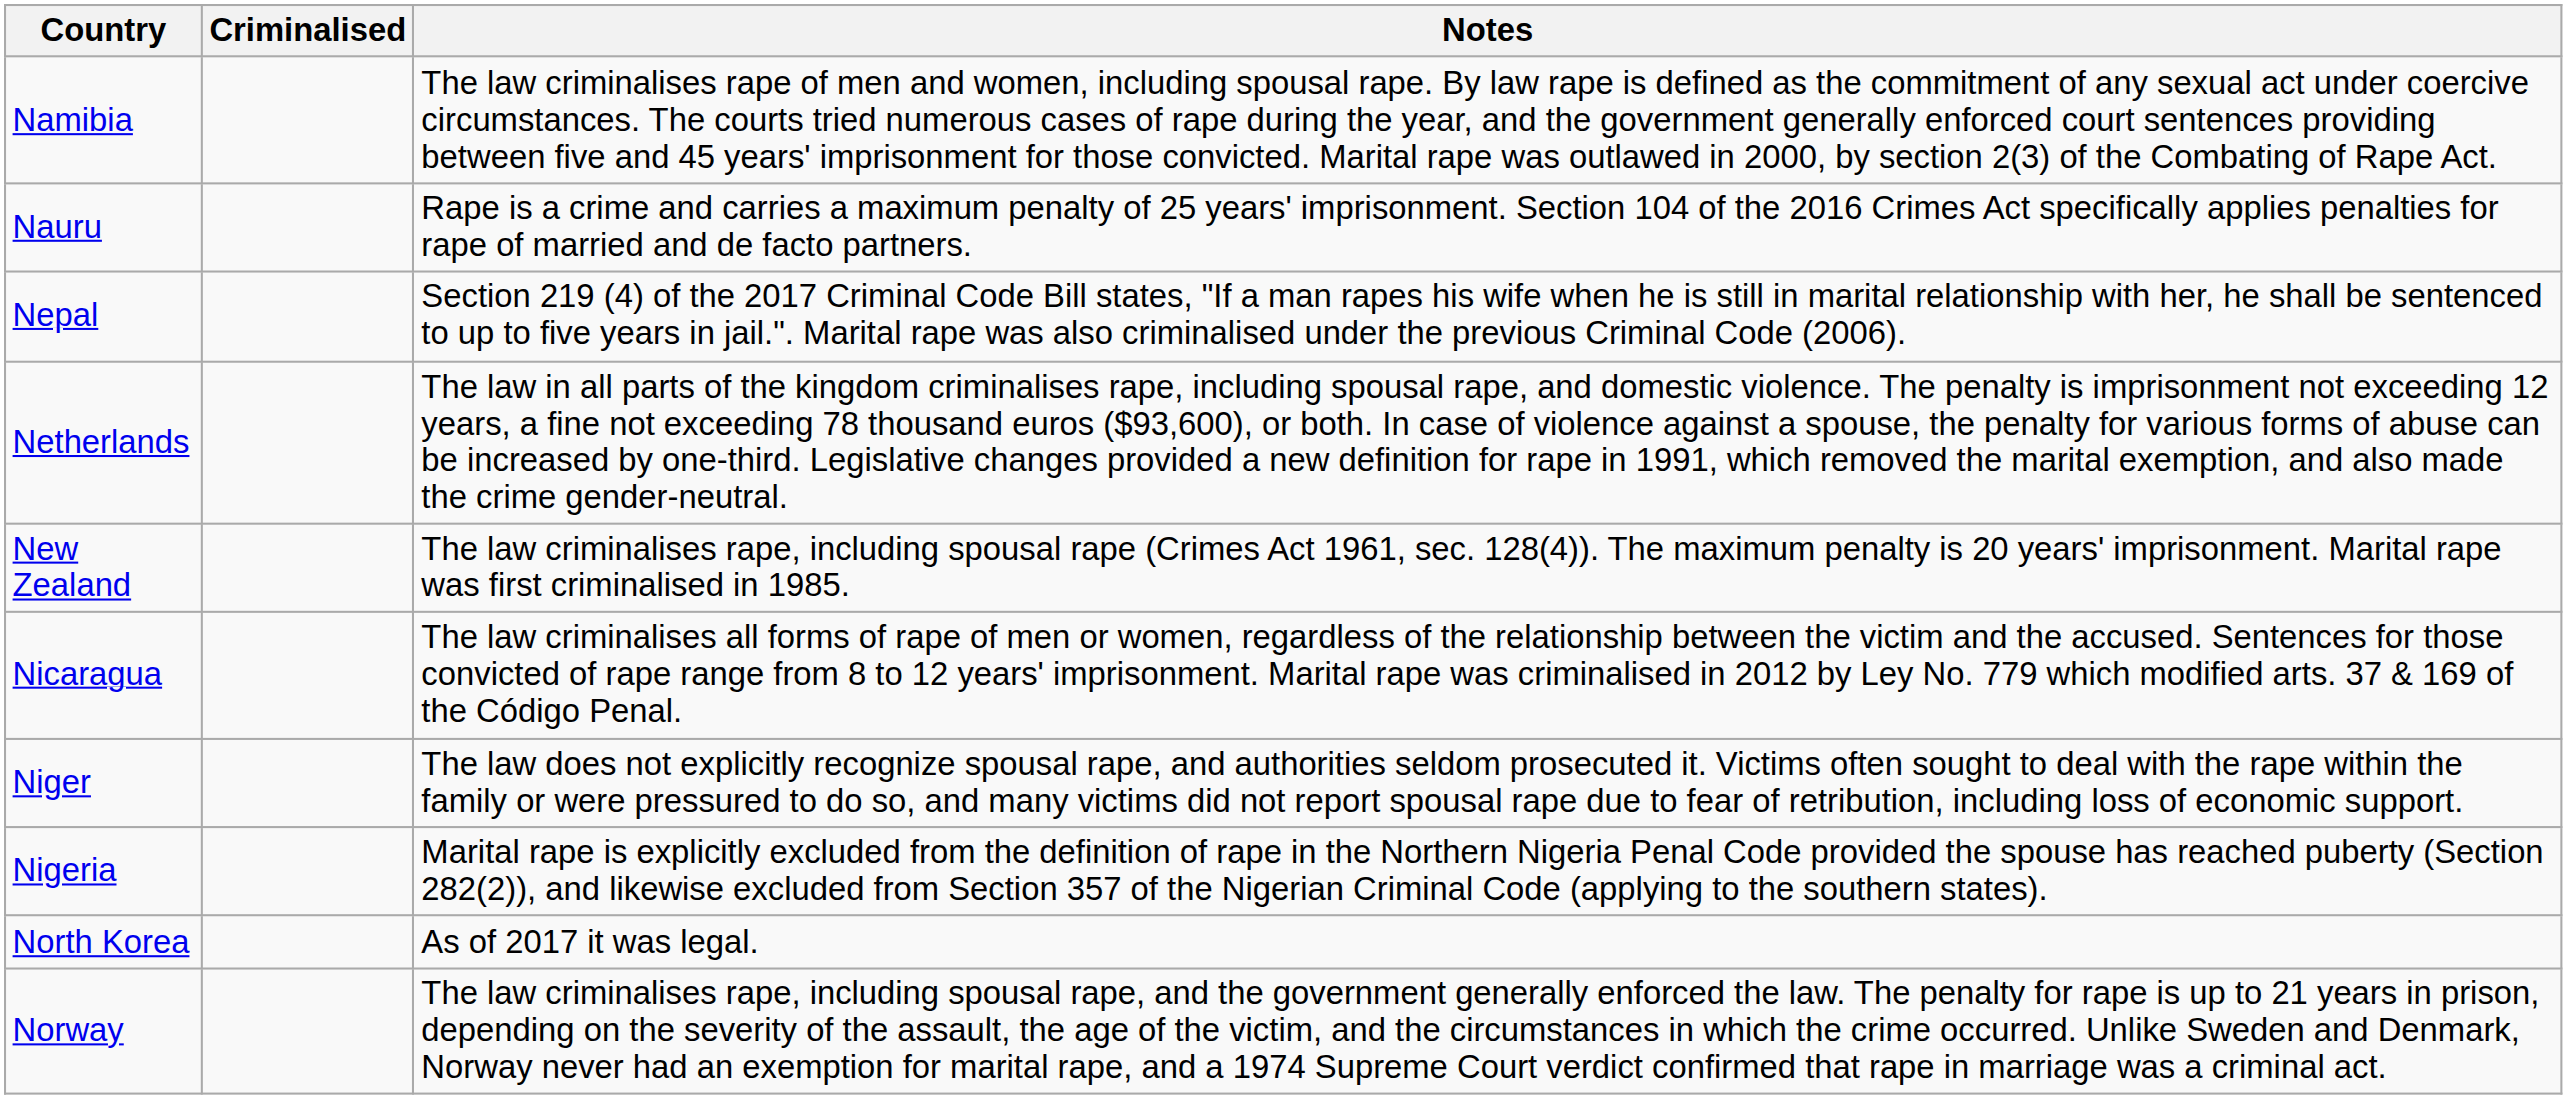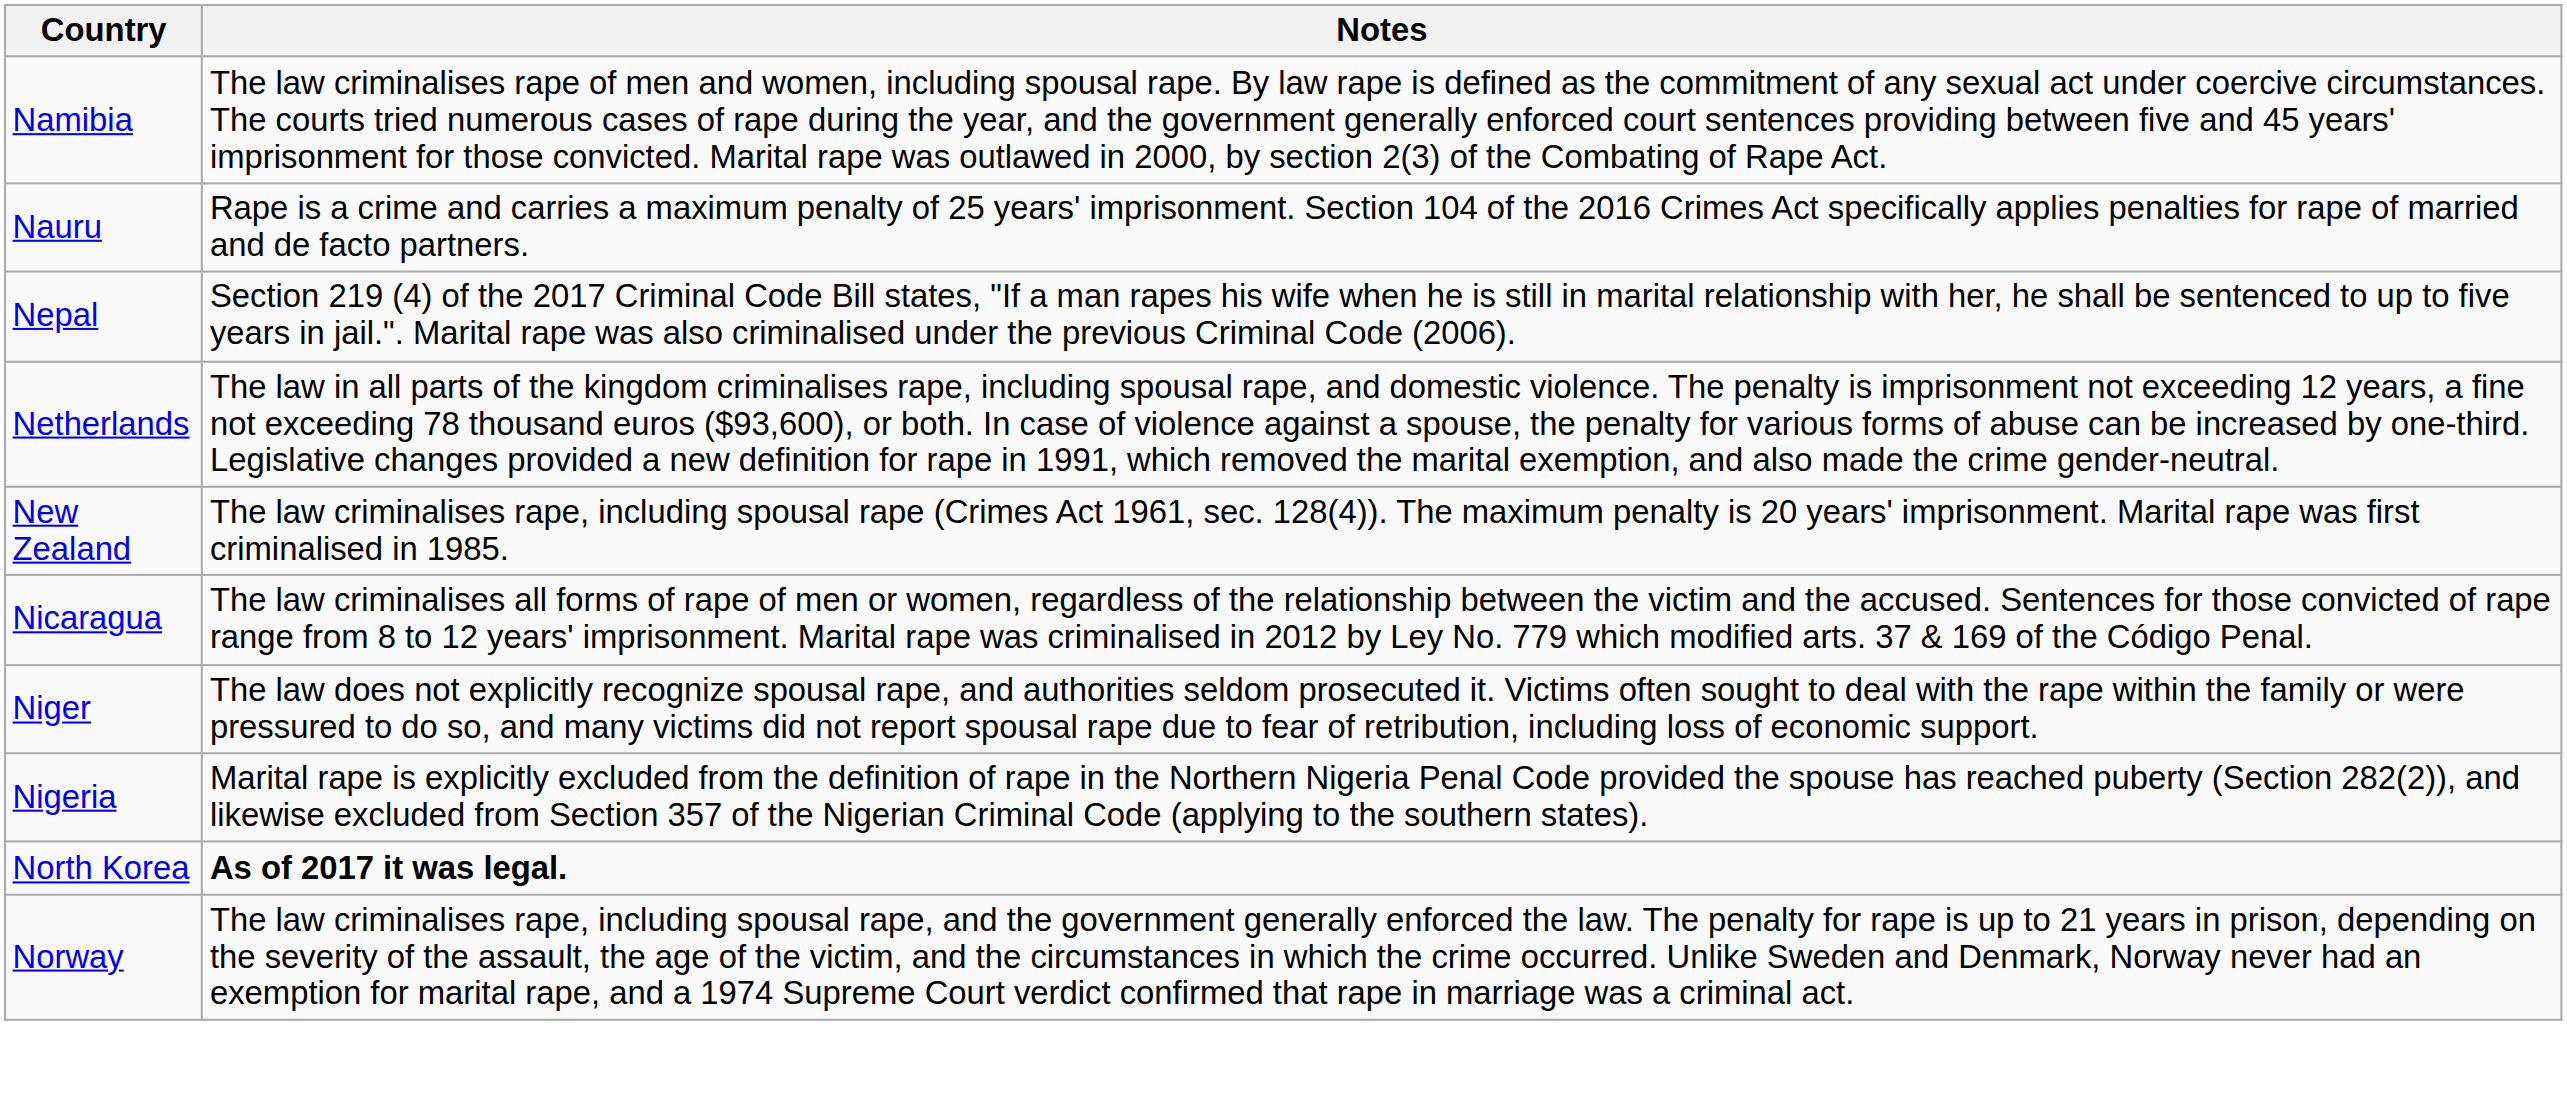- column: (308, 30)
(590, 941) normal -> (389, 867) bold
